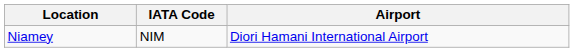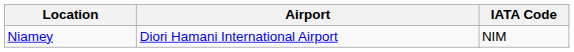columns swapped: (398, 15) <-> (182, 15)
